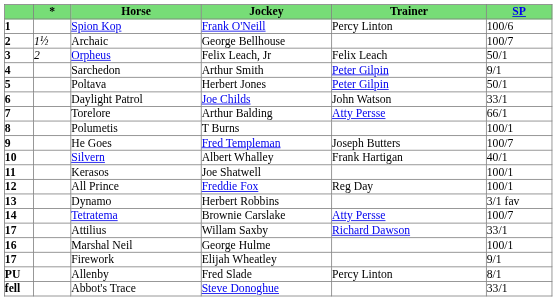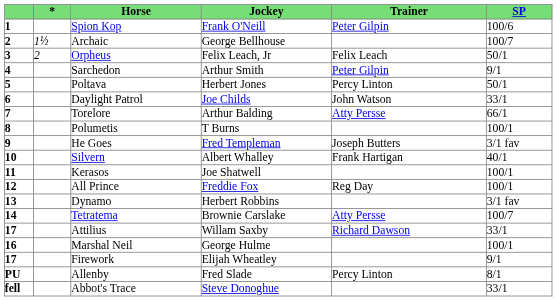(362, 26) Percy Linton -> (360, 26) Peter Gilpin
(360, 84) Peter Gilpin -> (362, 84) Percy Linton
(500, 143) 100/7 -> (503, 143) 3/1 fav
